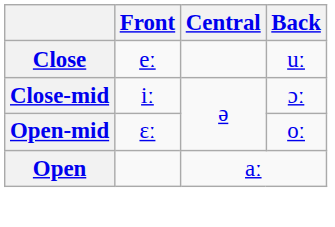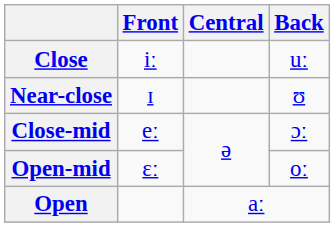(147, 58) eː -> (150, 58) iː
+ row: (61, 95)
(147, 95) iː -> (150, 131) eː
